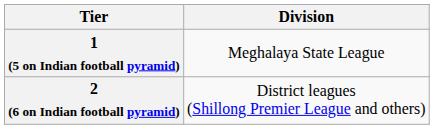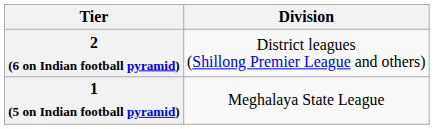rows swapped: (94, 53) <-> (94, 100)
